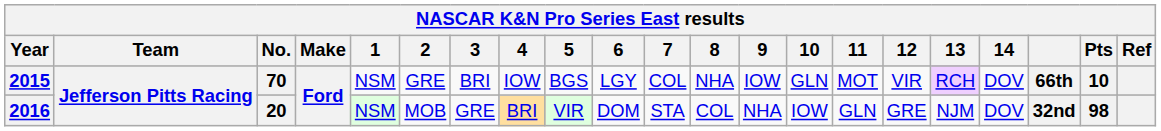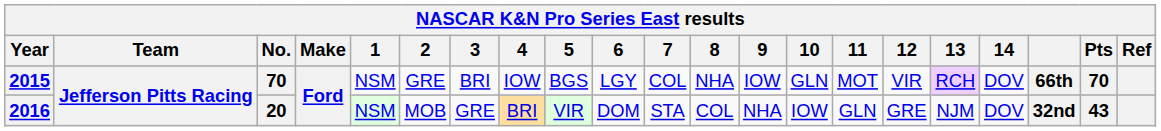(1099, 80) 10 -> (1099, 80) 70
(1099, 111) 98 -> (1099, 111) 43
